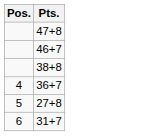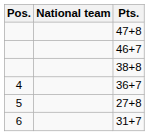+ column: (73, 13)
